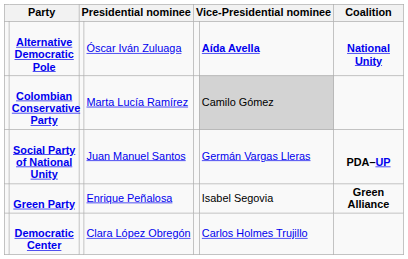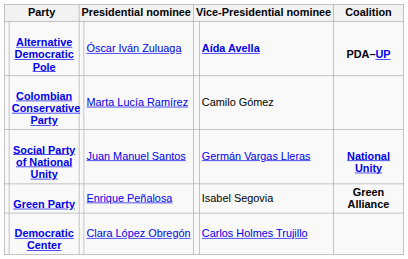(368, 54) National Unity -> (368, 54) PDA–UP
(238, 102) lightgrey background -> (238, 102) no background
(368, 162) PDA–UP -> (368, 162) National Unity
